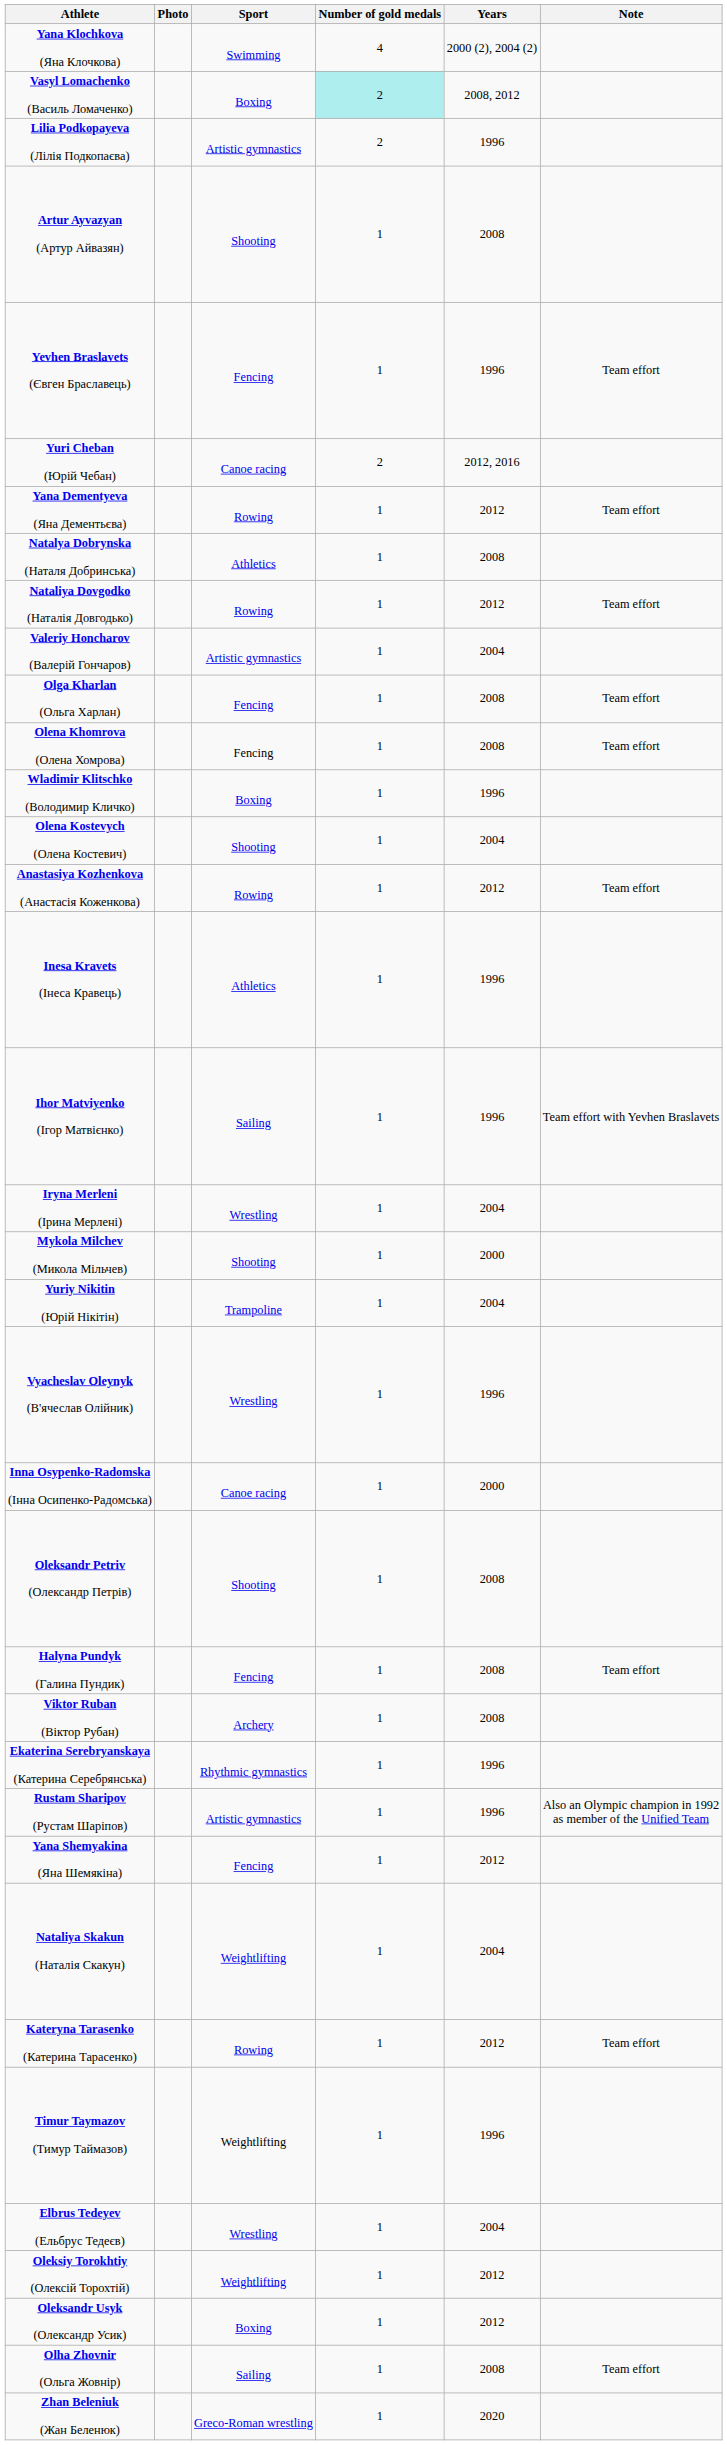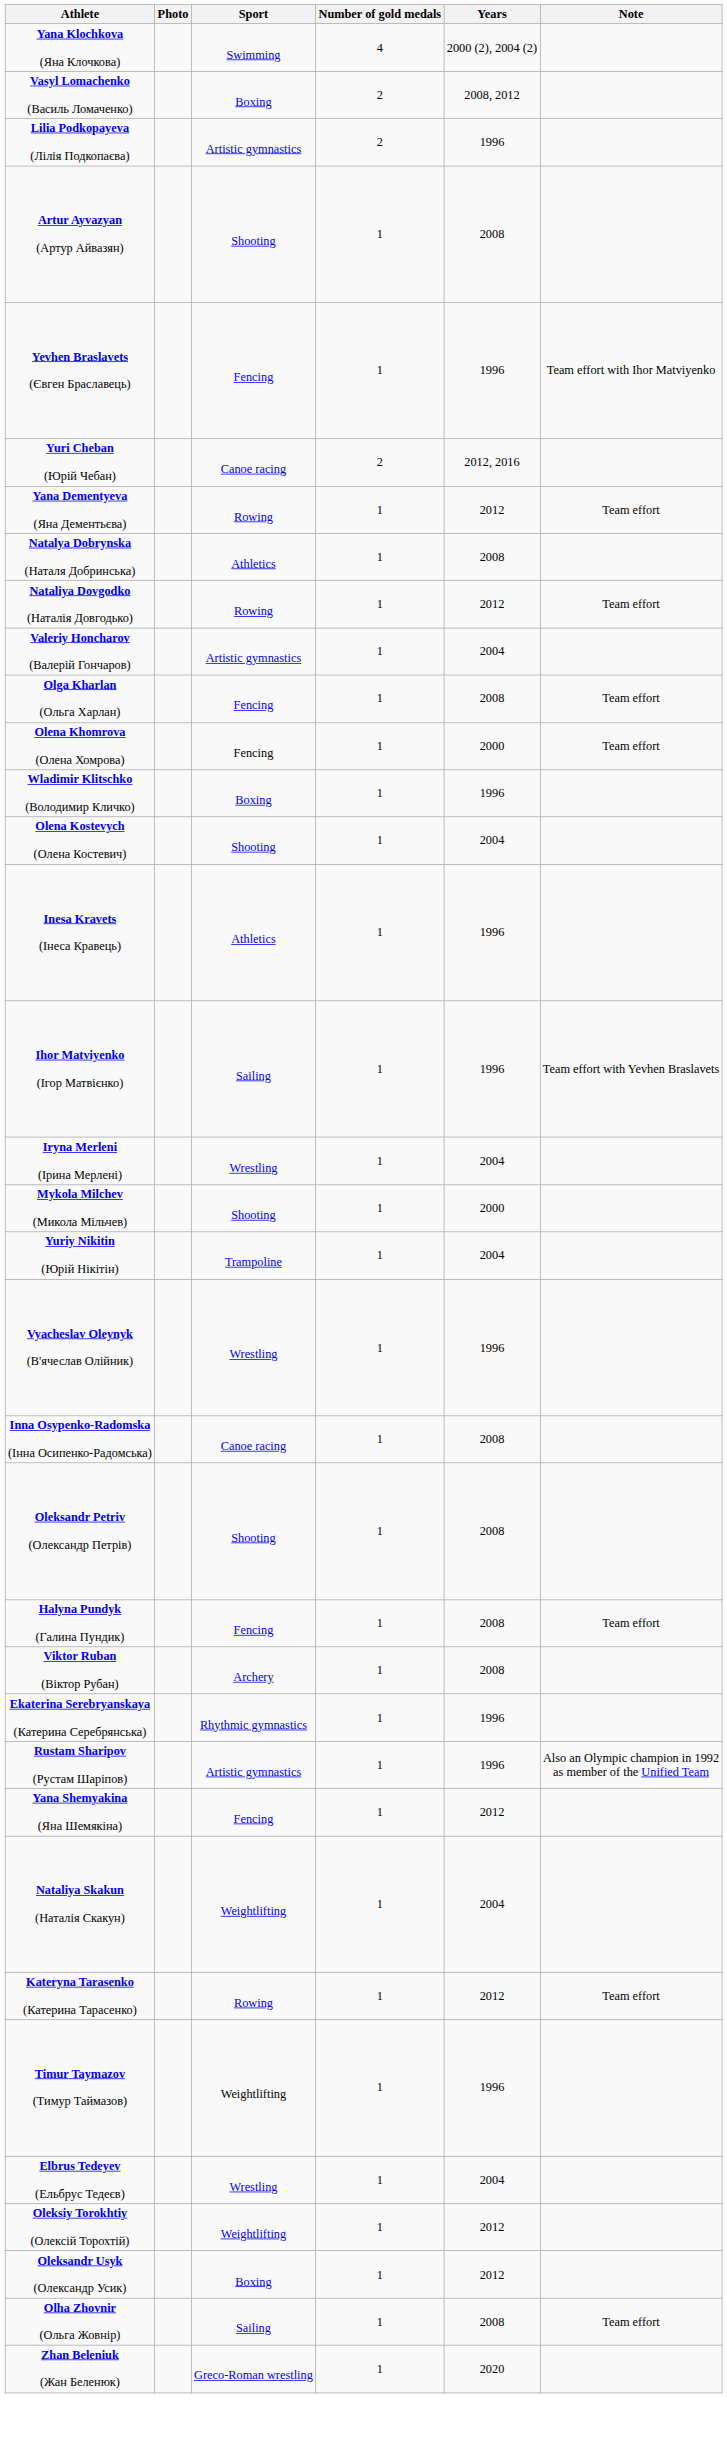(380, 94) paleturquoise background -> (380, 94) no background
(631, 370) Team effort -> (631, 370) Team effort with Ihor Matviyenko
(492, 746) 2008 -> (492, 746) 2000
- row: (80, 887)
(492, 1486) 2000 -> (492, 1439) 2008
